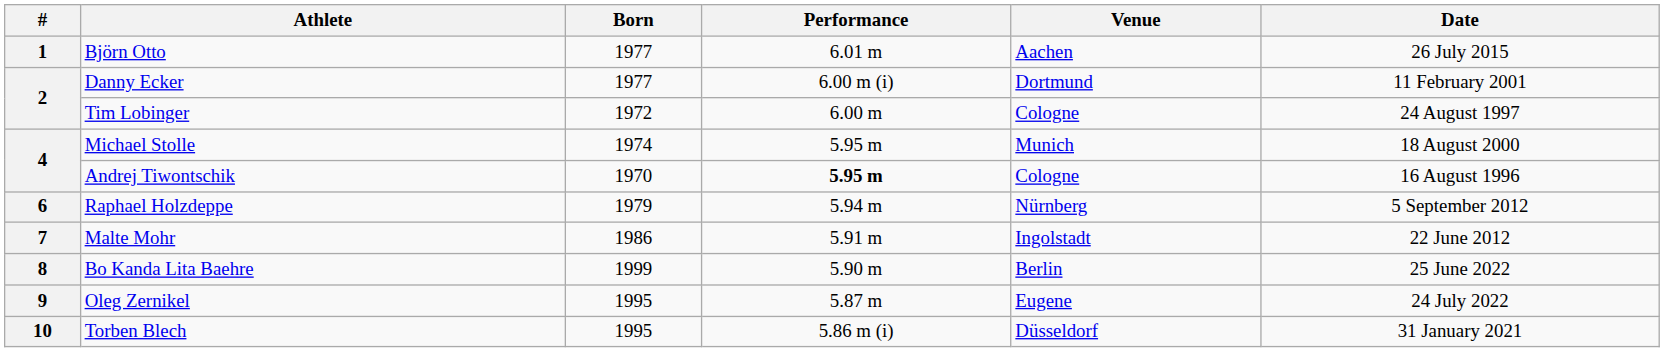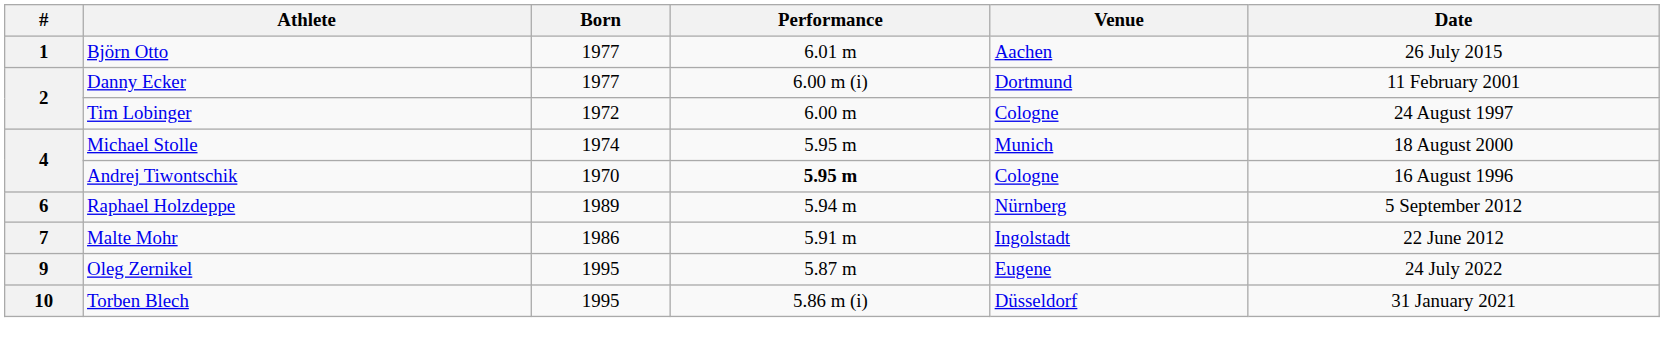(633, 207) 1979 -> (601, 207) 1989
- row: (169, 269)
